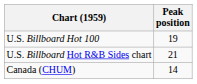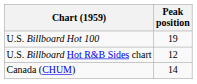(173, 54) 21 -> (173, 54) 12
